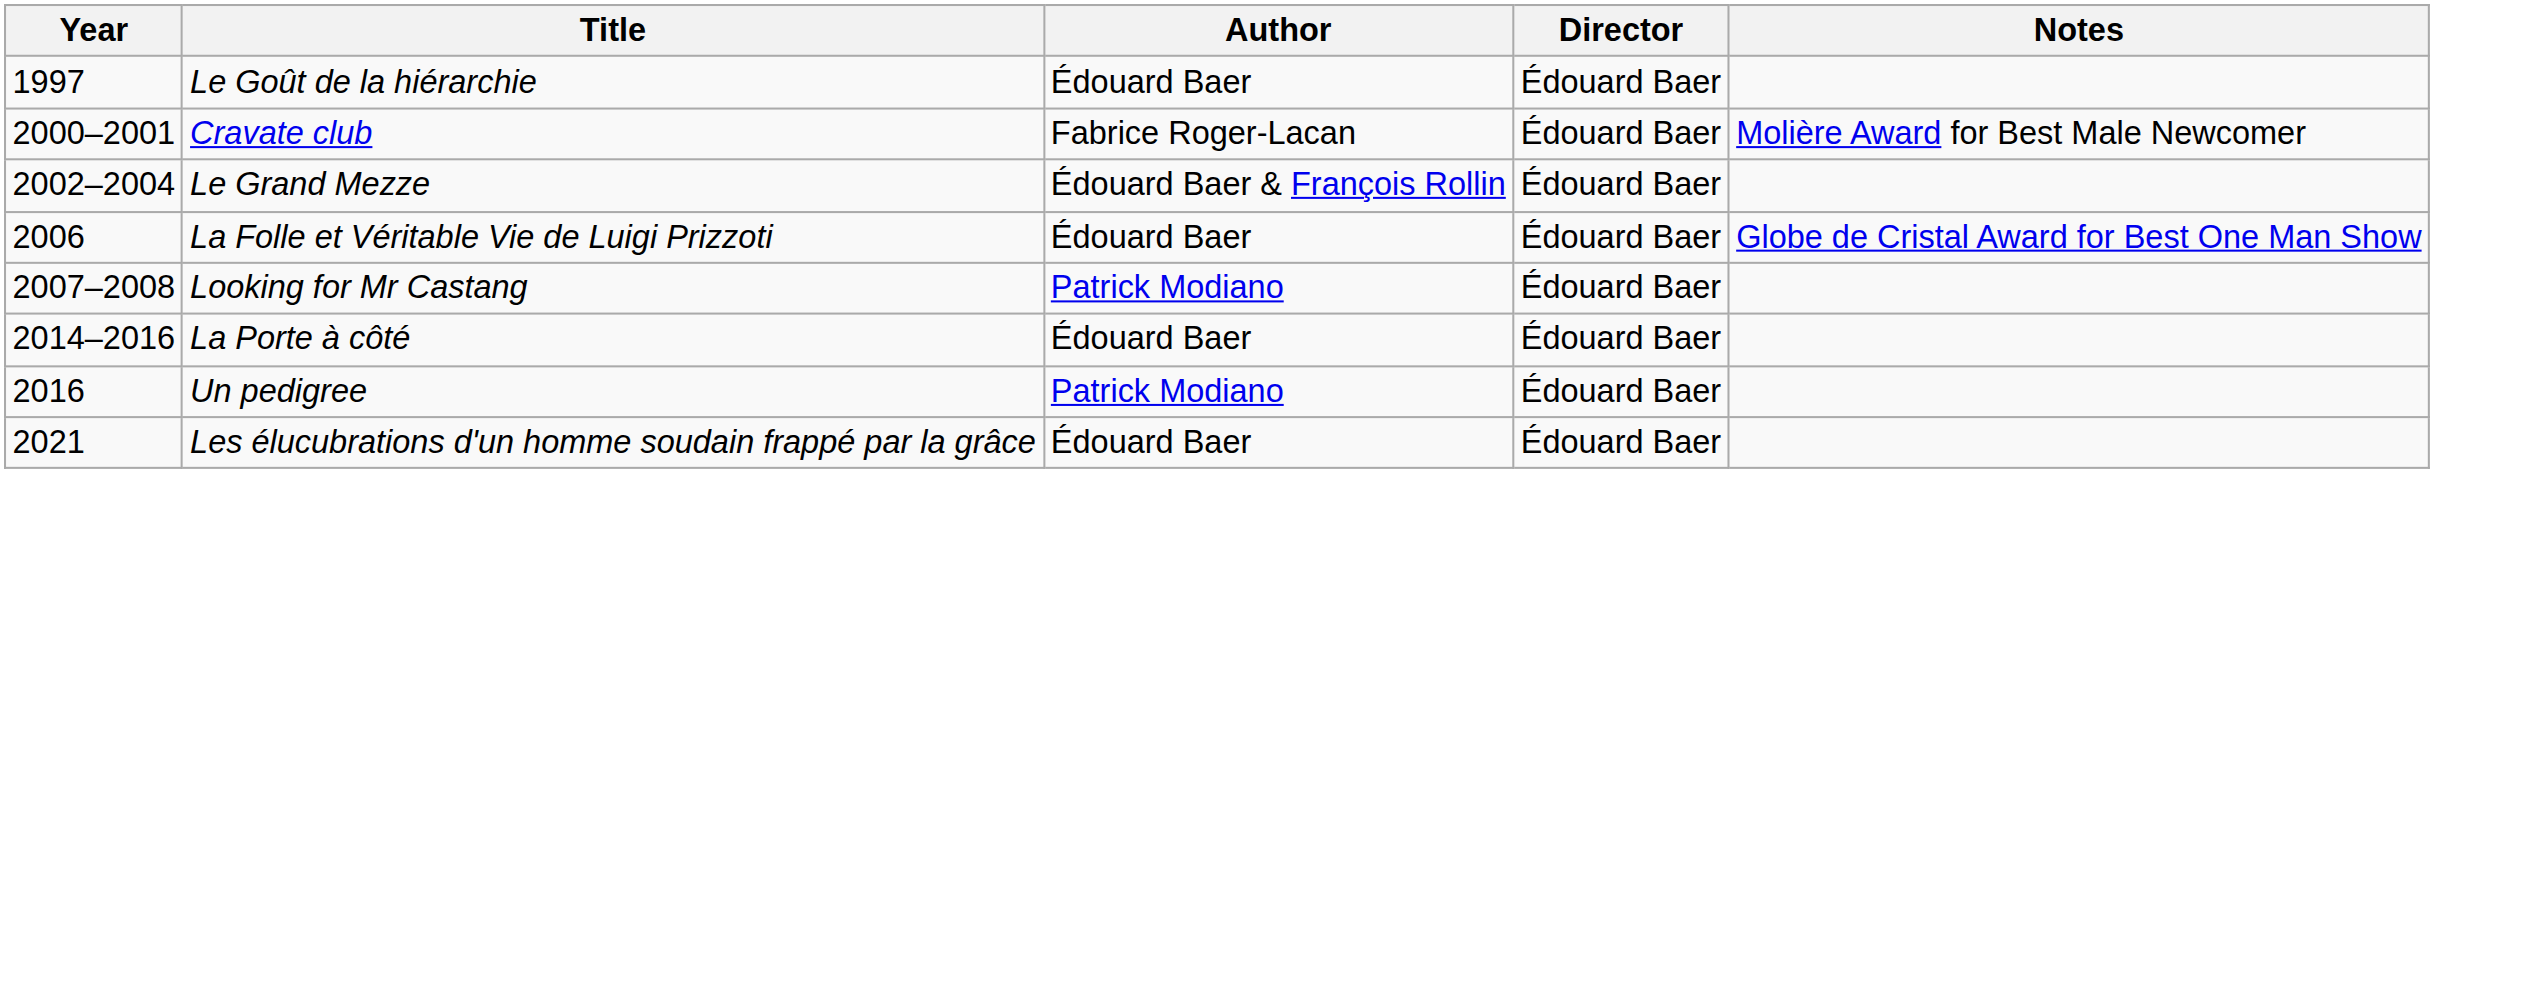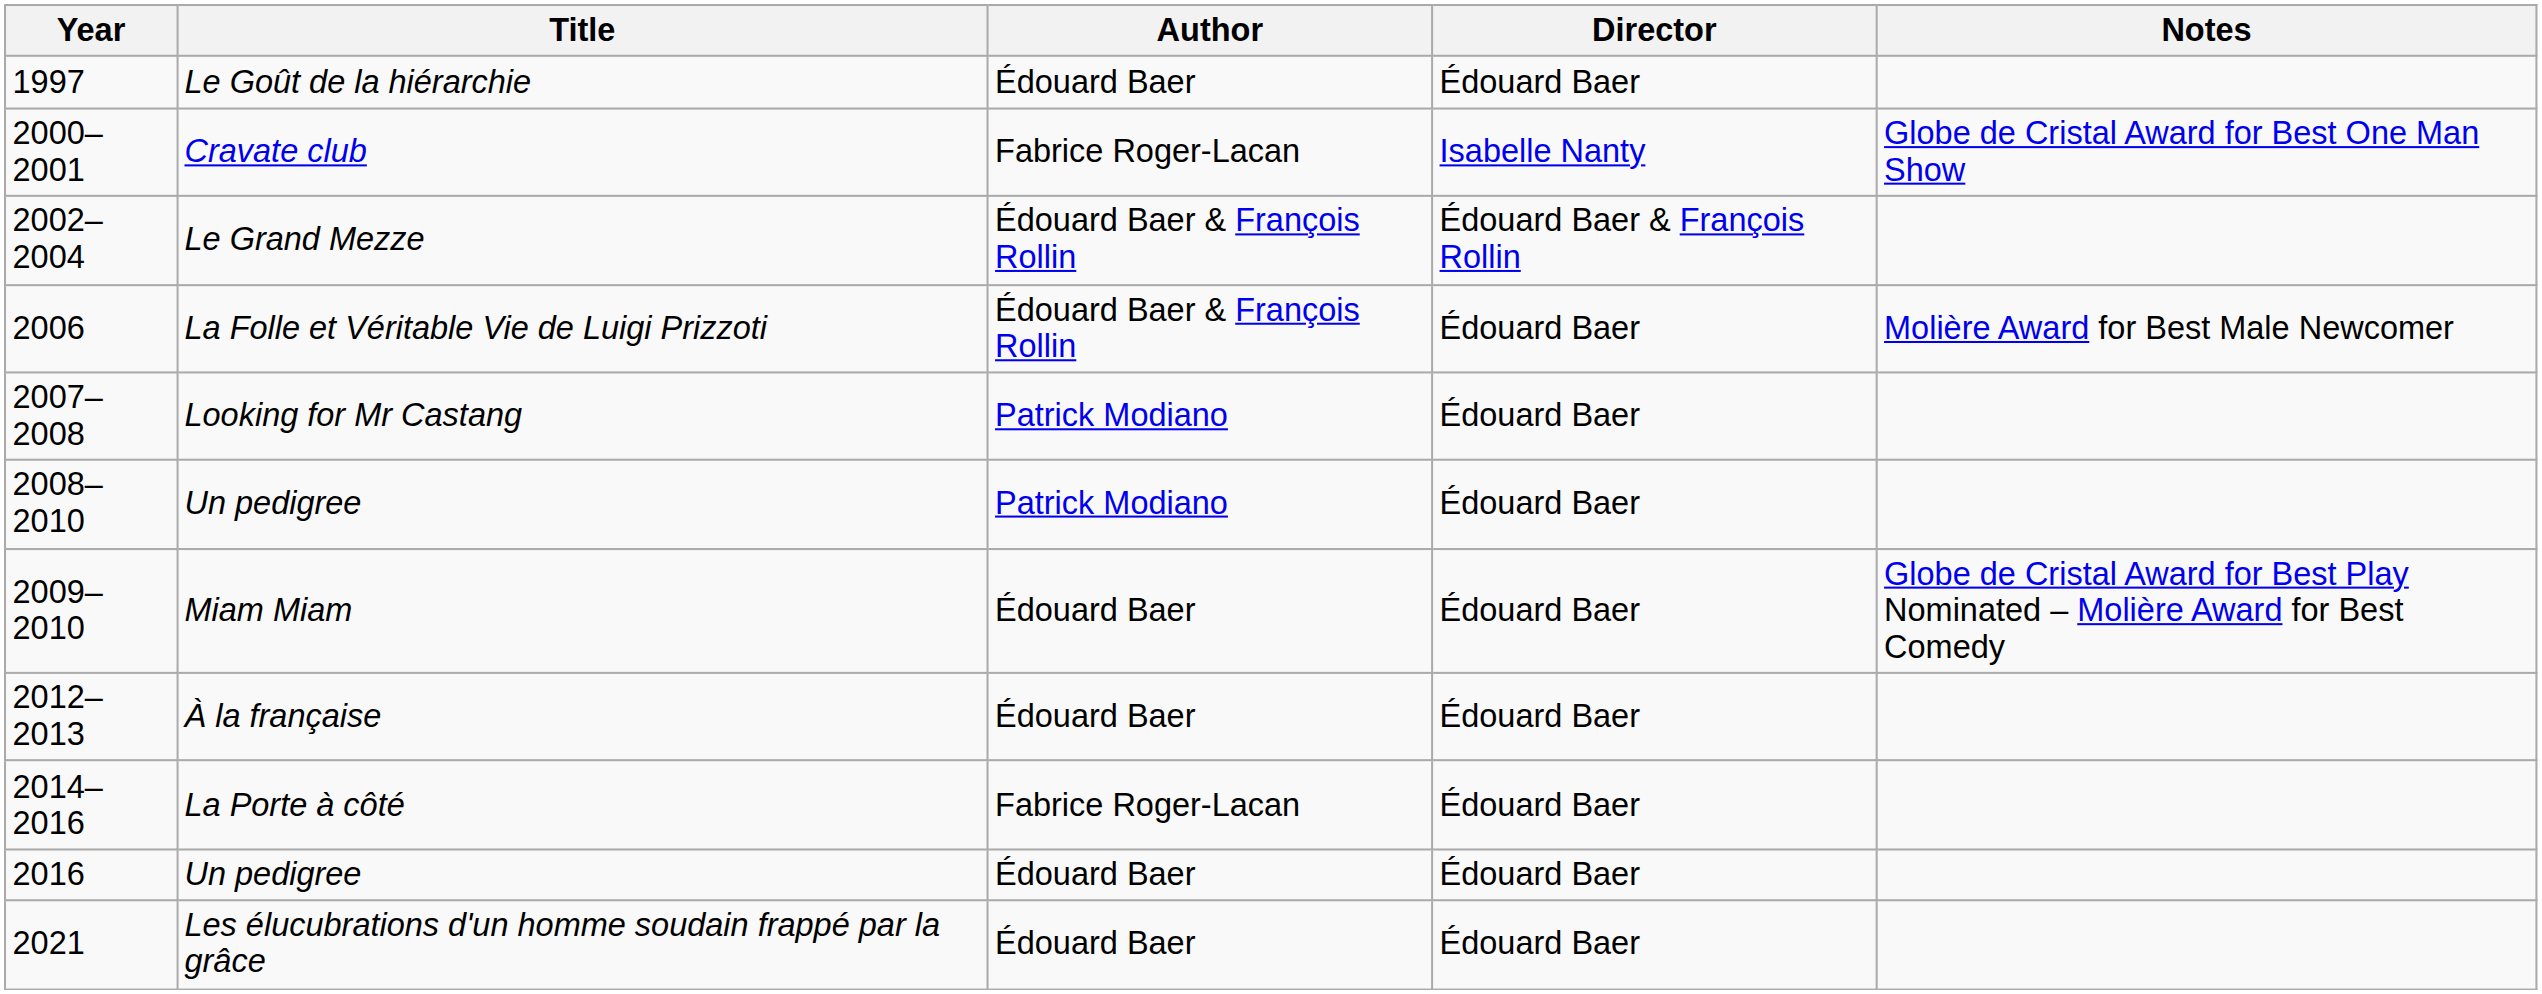(1621, 133) Édouard Baer -> (1542, 151) Isabelle Nanty
(2021, 133) Molière Award for Best Male Newcomer -> (2182, 151) Globe de Cristal Award for Best One Man Show
(1621, 184) Édouard Baer -> (1622, 239) Édouard Baer & François Rollin
(1151, 236) Édouard Baer -> (1177, 327) Édouard Baer & François Rollin
(2079, 236) Globe de Cristal Award for Best One Man Show -> (2169, 327) Molière Award for Best Male Newcomer
+ row: (58, 503)
+ row: (58, 610)
+ row: (58, 716)
(1151, 339) Édouard Baer -> (1148, 804) Fabrice Roger-Lacan
(1167, 390) Patrick Modiano -> (1095, 874) Édouard Baer
